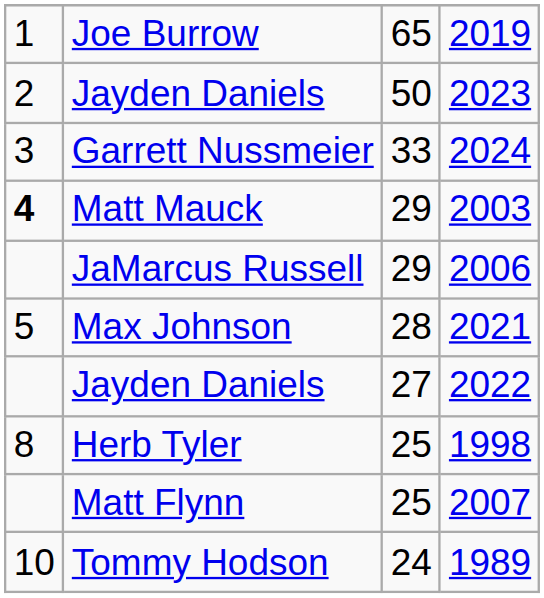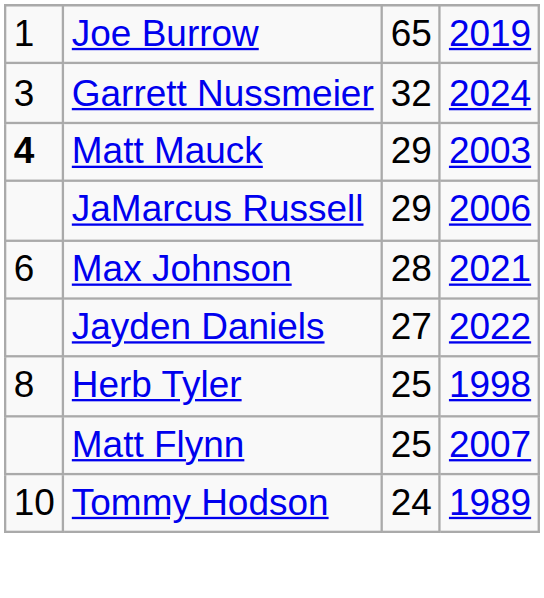- row: (198, 92)
(411, 151) 33 -> (411, 92) 32
(24, 326) 5 -> (24, 268) 6
